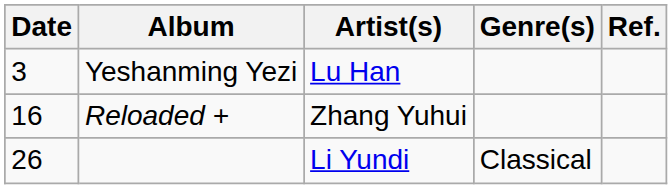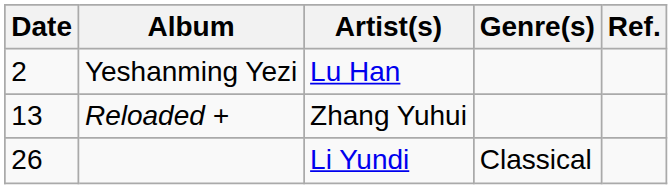(19, 71) 3 -> (19, 71) 2
(27, 115) 16 -> (27, 115) 13
